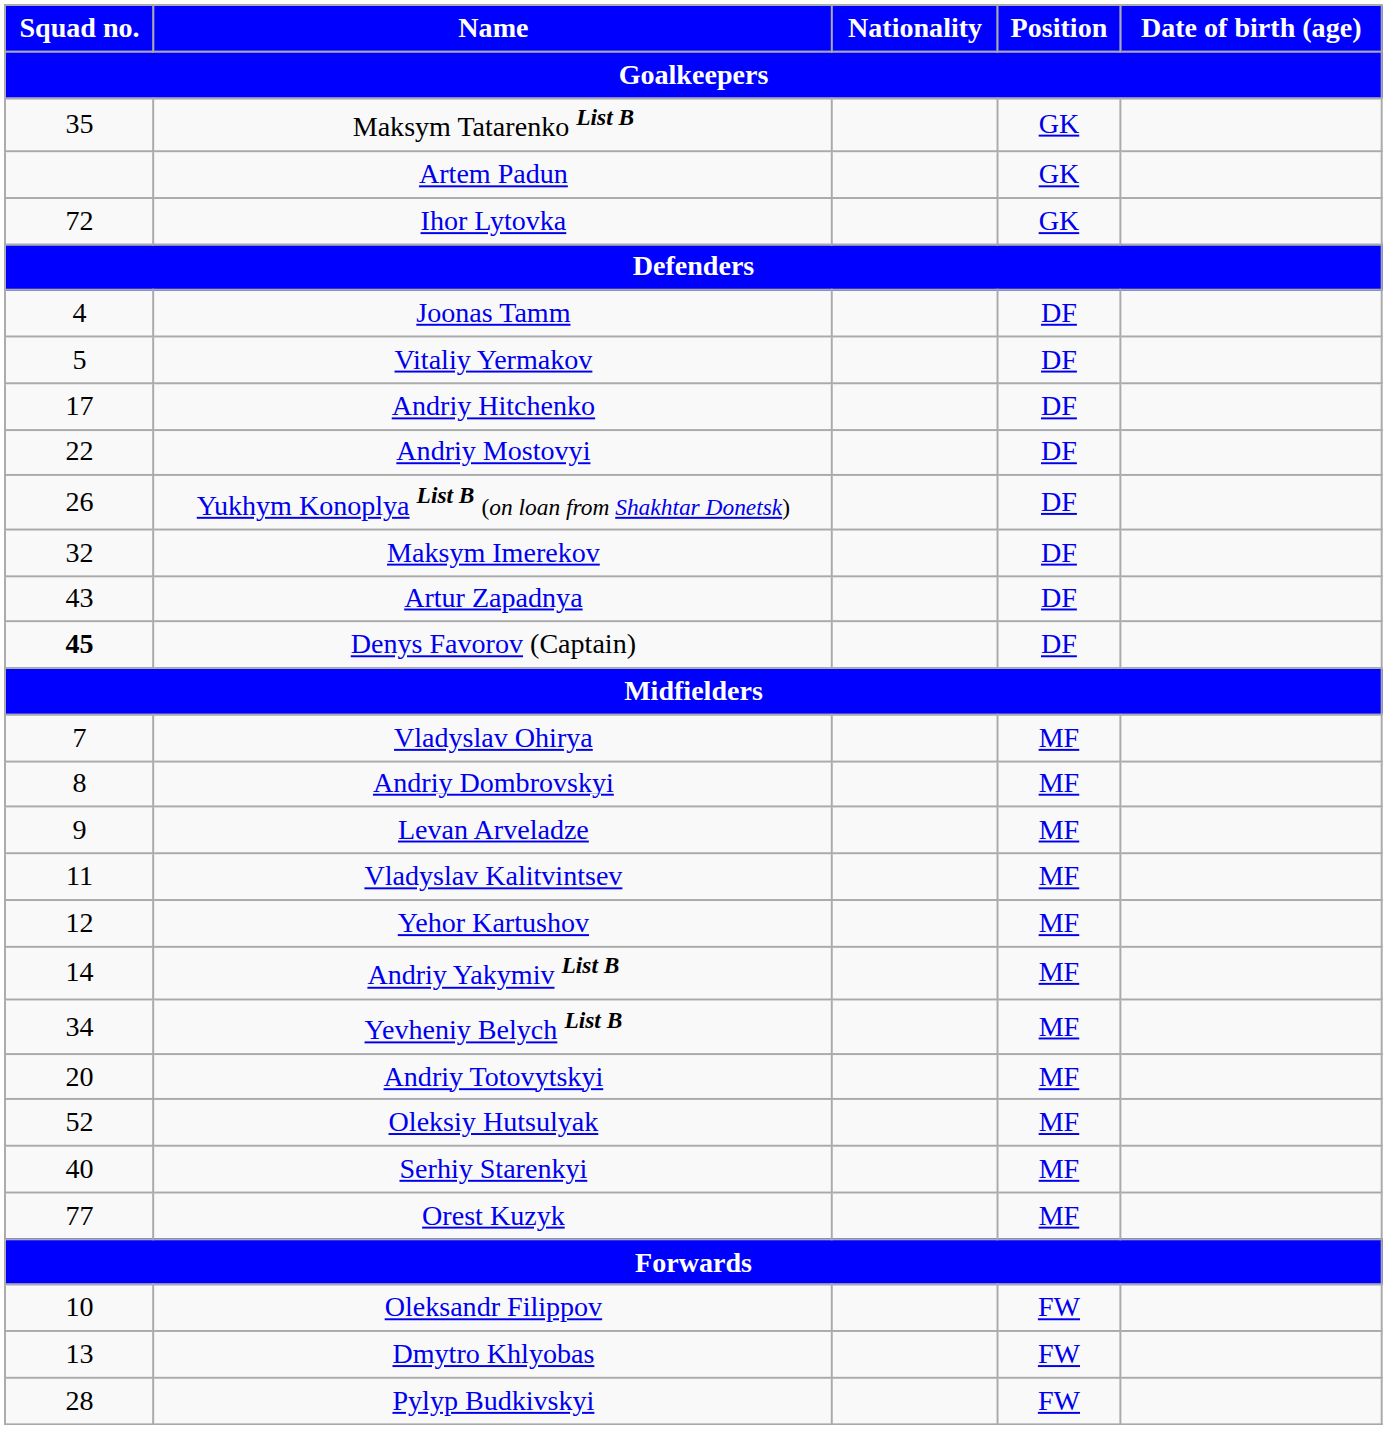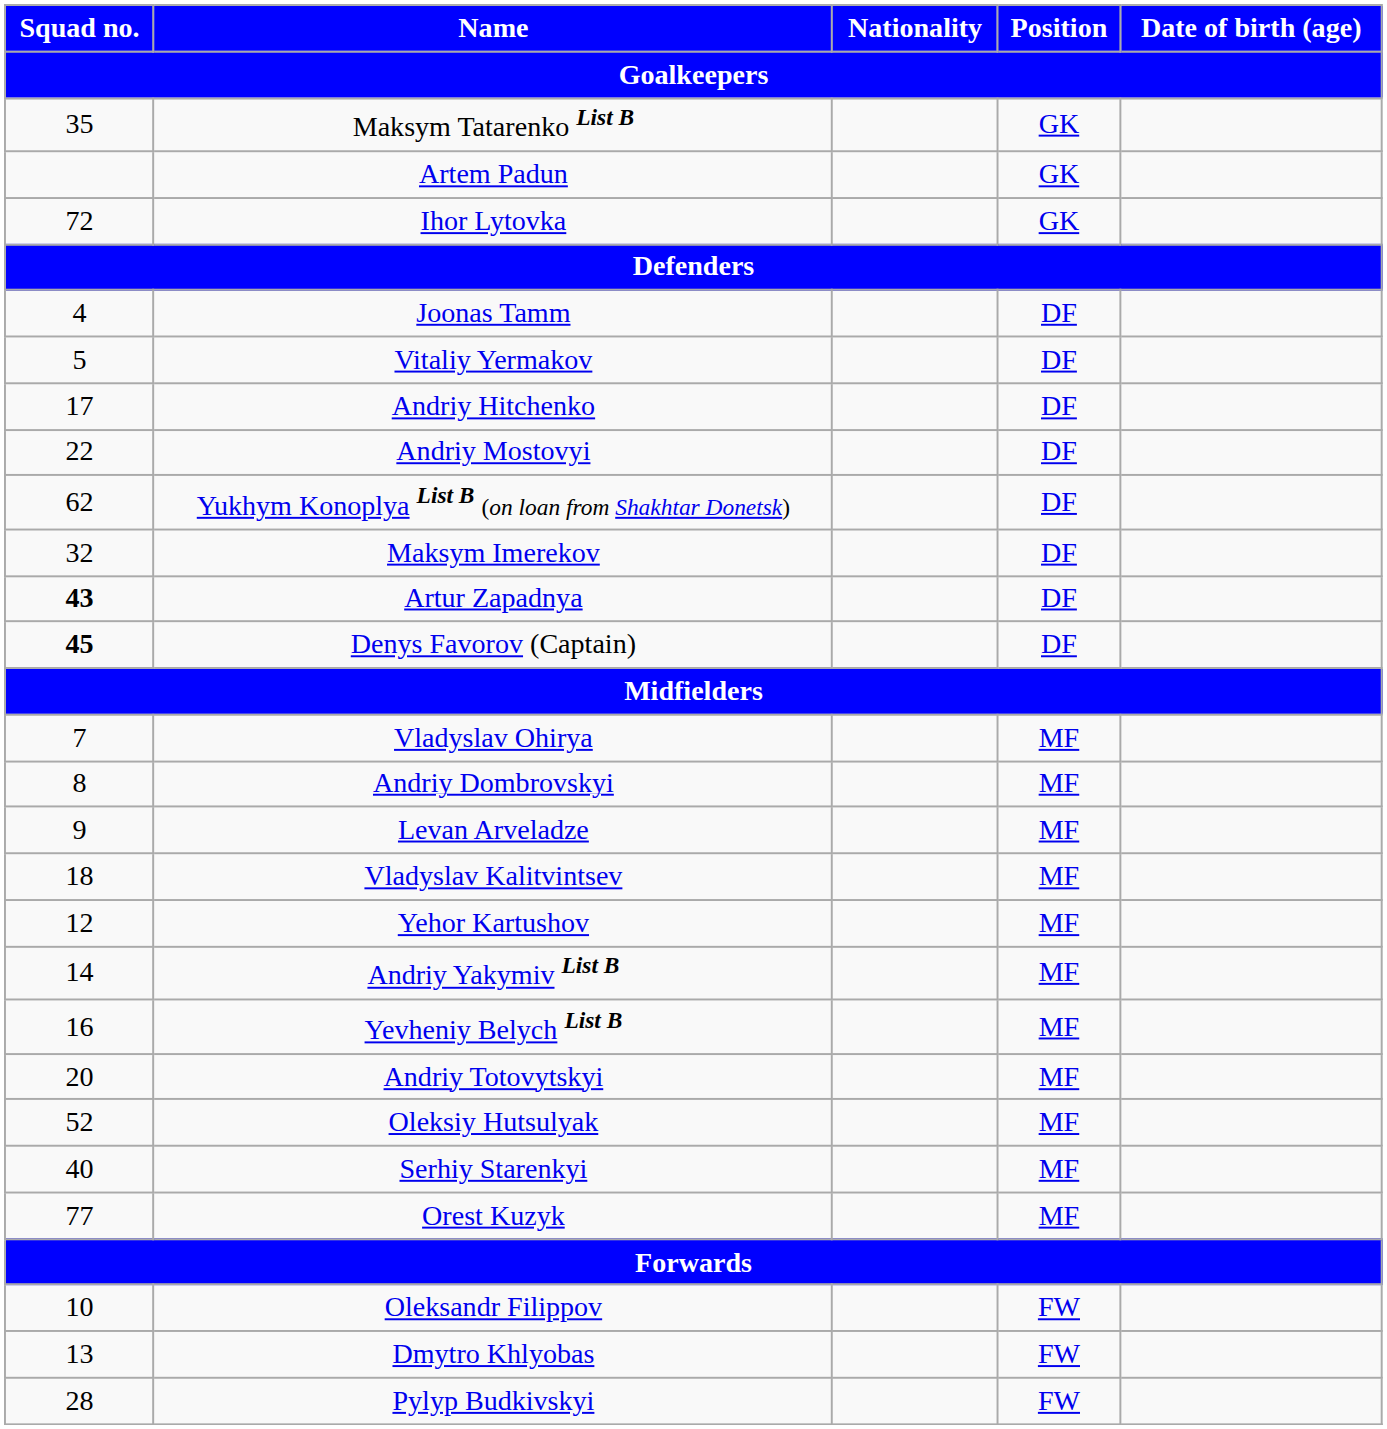(80, 502) 26 -> (80, 502) 62
(80, 598) normal -> (80, 598) bold
(80, 876) 11 -> (80, 876) 18
(80, 1026) 34 -> (80, 1026) 16
